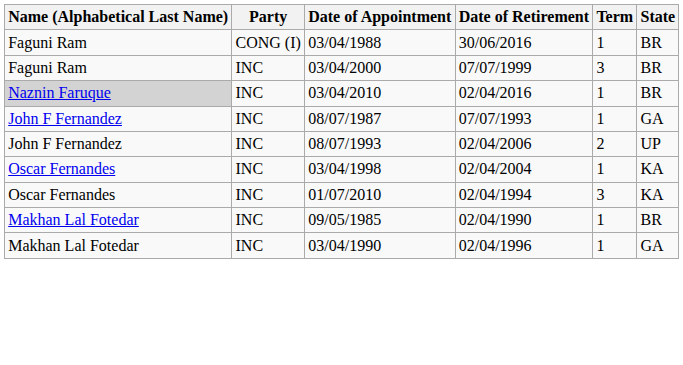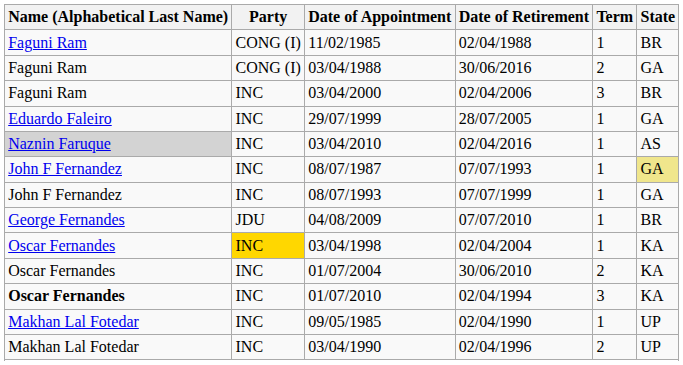+ row: (344, 42)
(600, 42) 1 -> (600, 67) 2
(651, 42) BR -> (652, 67) GA
(495, 67) 07/07/1999 -> (495, 93) 02/04/2006
+ row: (345, 118)
(651, 93) BR -> (651, 144) AS
(652, 118) no background -> (652, 169) khaki background
(495, 144) 02/04/2006 -> (495, 194) 07/07/1999
(600, 144) 2 -> (600, 194) 1
(651, 144) UP -> (652, 194) GA
+ row: (345, 220)
(249, 169) no background -> (249, 245) gold background
+ row: (345, 270)
(62, 194) normal -> (66, 296) bold
(651, 220) BR -> (651, 321) UP
(600, 245) 1 -> (600, 347) 2
(652, 245) GA -> (651, 347) UP
